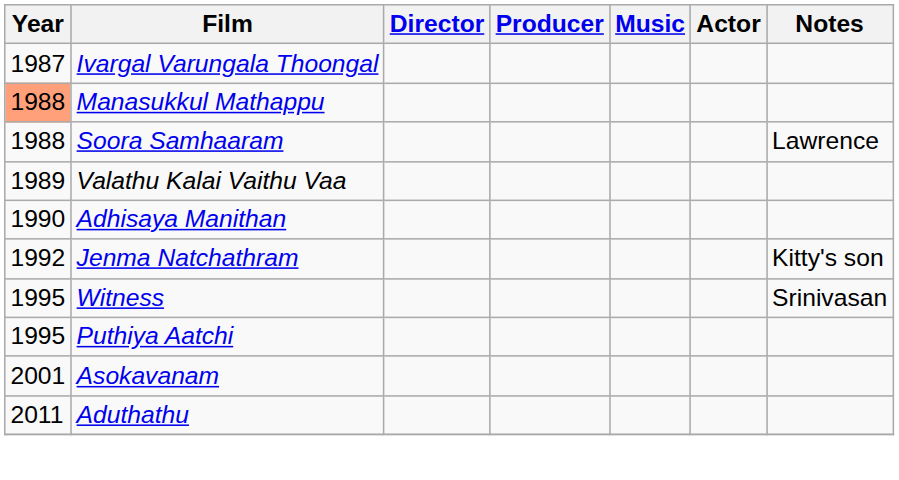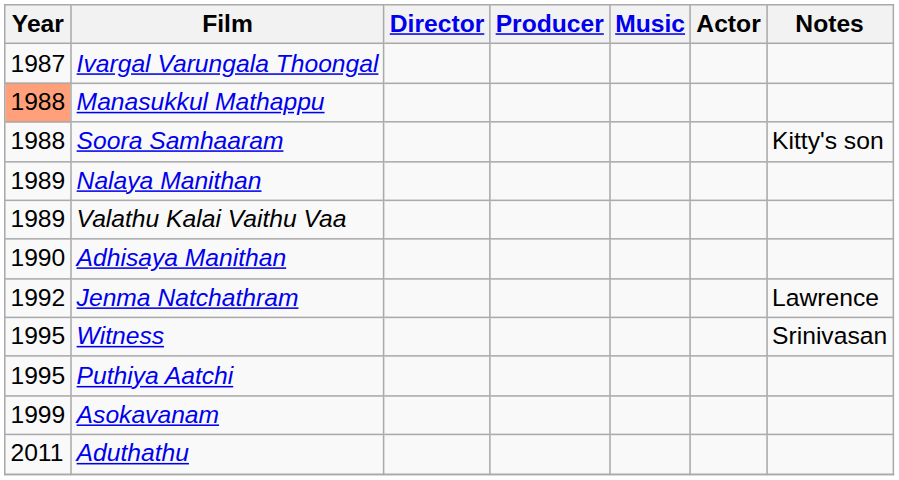(825, 141) Lawrence -> (828, 141) Kitty's son
+ row: (169, 180)
(828, 258) Kitty's son -> (825, 297) Lawrence
(38, 375) 2001 -> (38, 414) 1999
